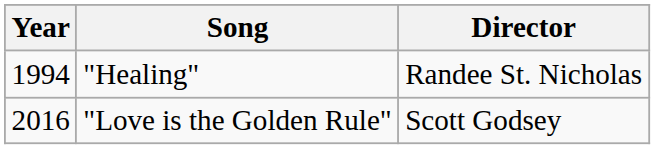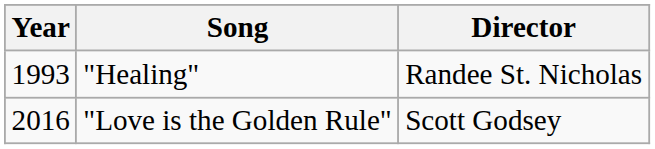(41, 73) 1994 -> (41, 73) 1993
